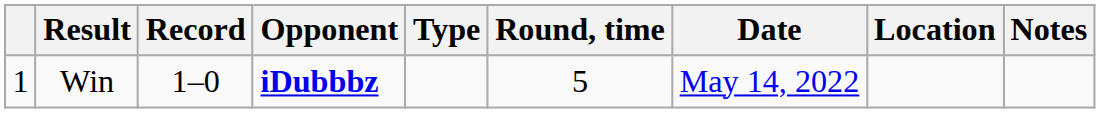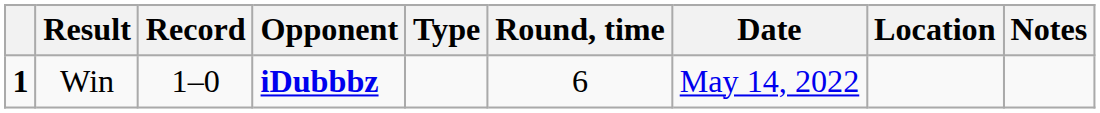(20, 81) normal -> (20, 81) bold
(580, 81) 5 -> (580, 81) 6
